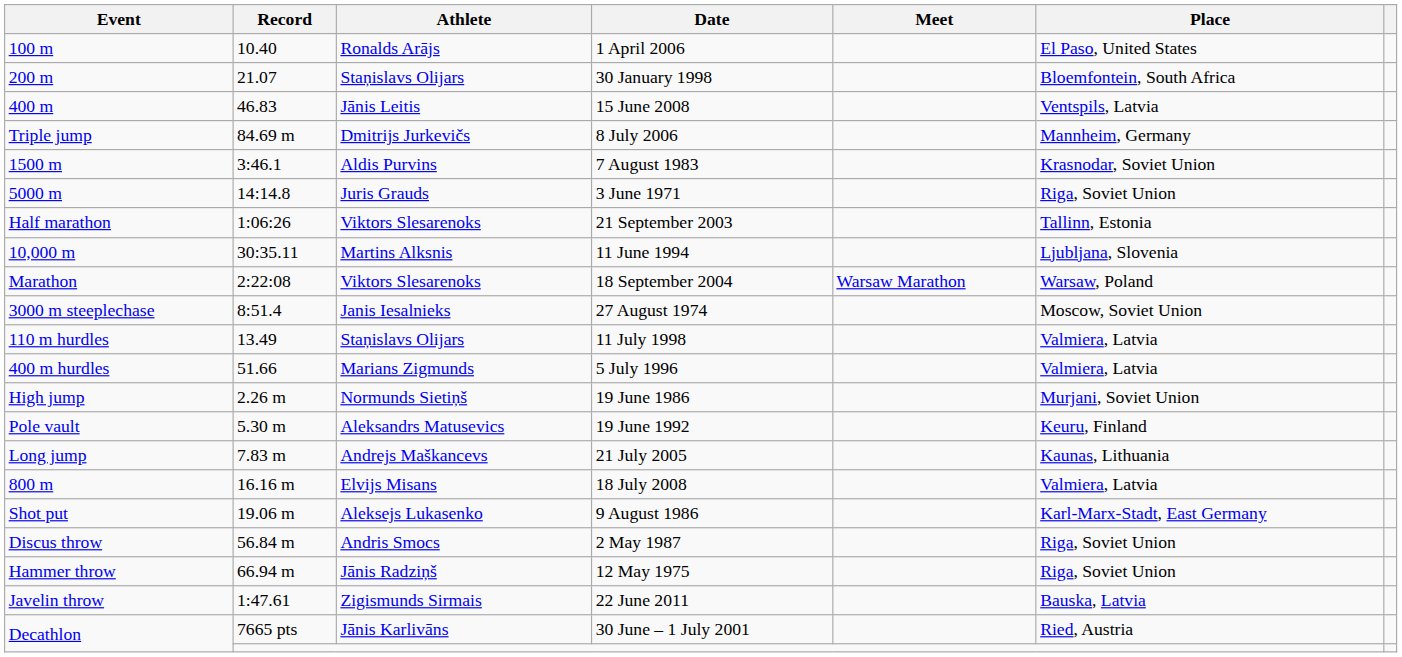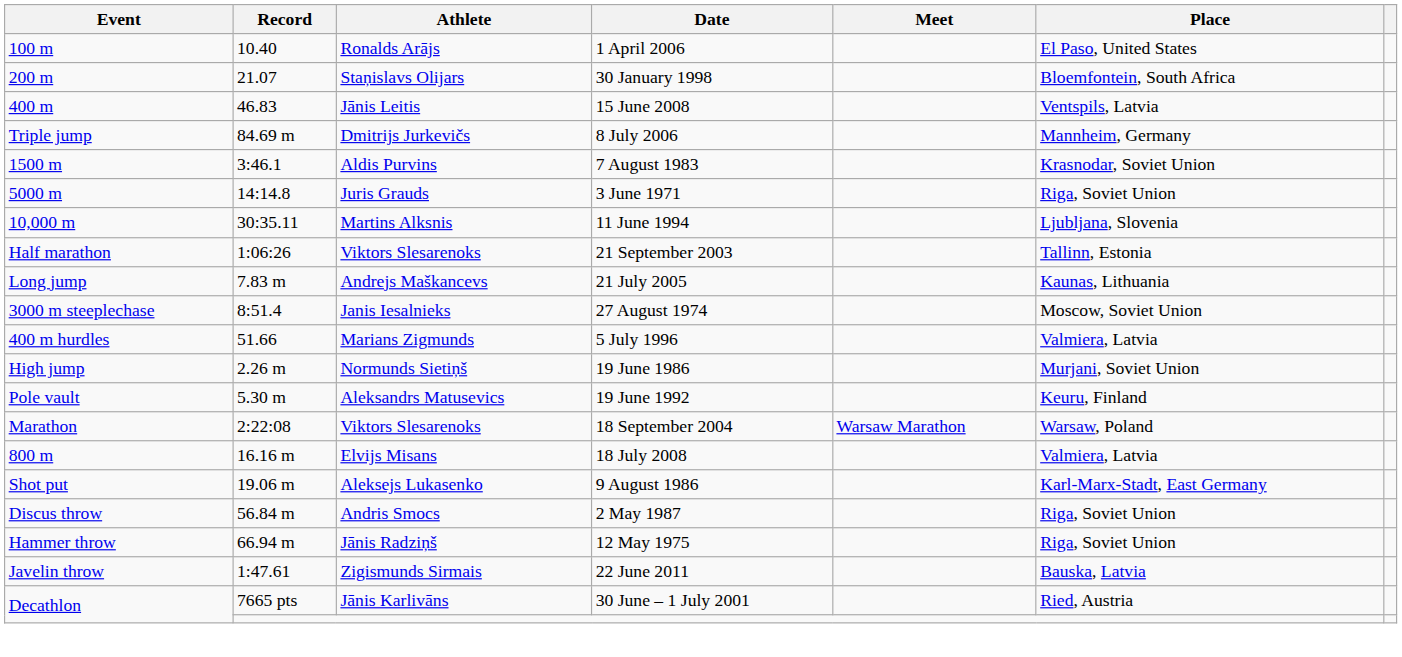rows swapped: (642, 251) <-> (664, 222)
rows swapped: (664, 280) <-> (641, 455)
- row: (641, 339)
